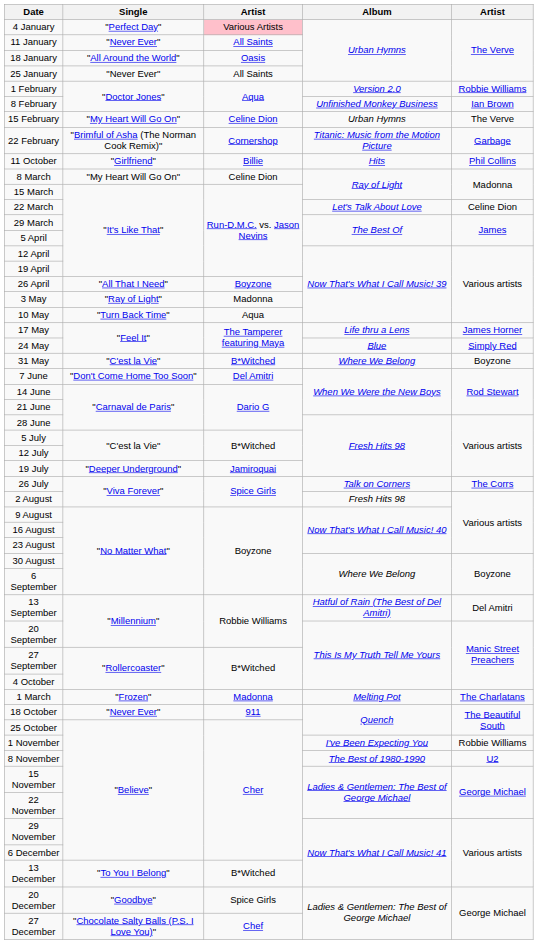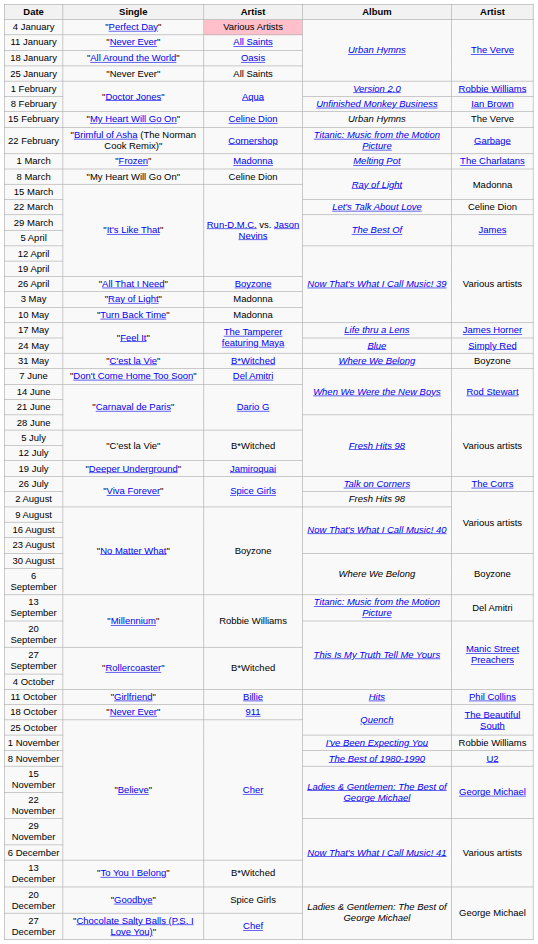rows swapped: (34, 696) <-> (34, 160)
(253, 314) Aqua -> (253, 314) Madonna
(377, 607) Hatful of Rain (The Best of Del Amitri) -> (377, 607) Titanic: Music from the Motion Picture
